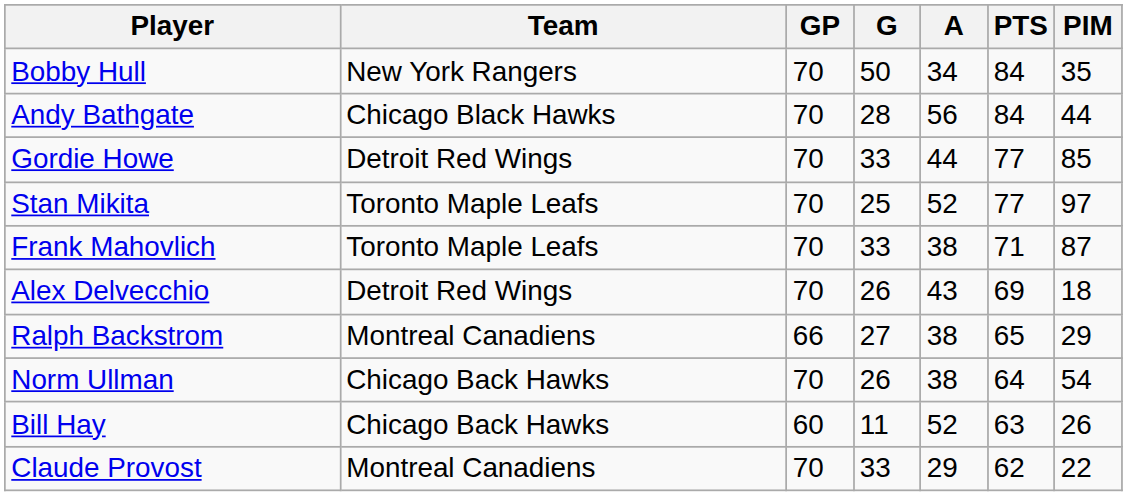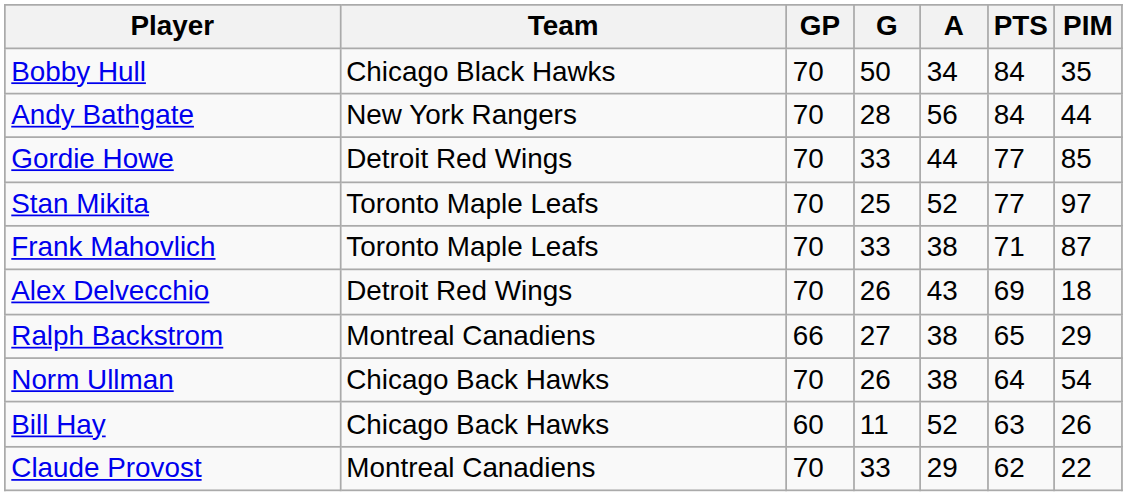(462, 70) New York Rangers -> (481, 70) Chicago Black Hawks
(481, 114) Chicago Black Hawks -> (462, 114) New York Rangers
